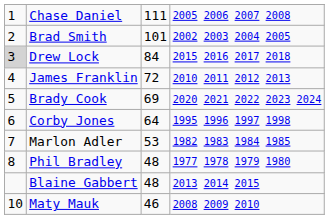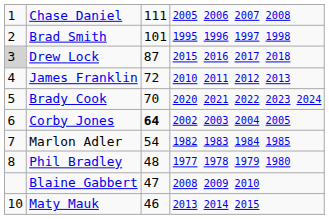(232, 36) 2002 2003 2004 2005 -> (232, 36) 1995 1996 1997 1998
(152, 57) 84 -> (152, 57) 87
(152, 99) 69 -> (152, 99) 70
(152, 120) normal -> (152, 120) bold
(232, 120) 1995 1996 1997 1998 -> (232, 120) 2002 2003 2004 2005
(152, 141) 53 -> (152, 141) 54
(152, 183) 48 -> (152, 183) 47
(216, 183) 2013 2014 2015 -> (216, 183) 2008 2009 2010
(216, 204) 2008 2009 2010 -> (216, 204) 2013 2014 2015
